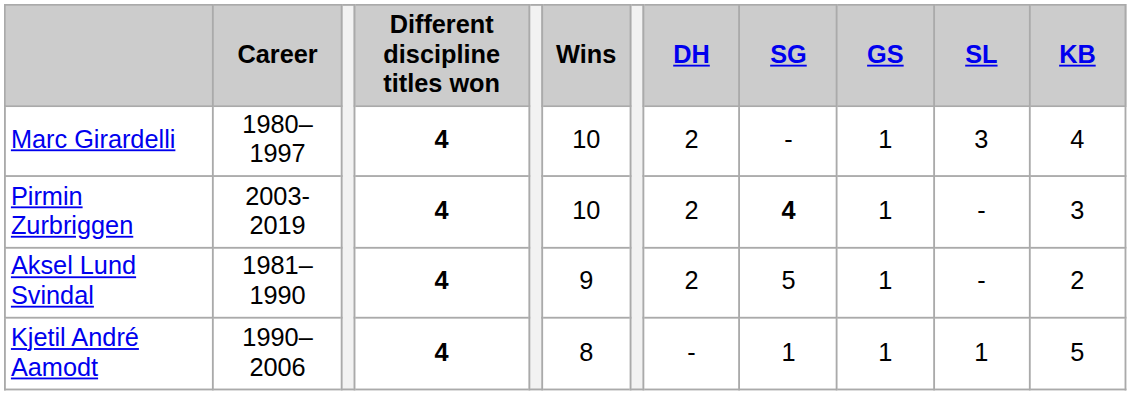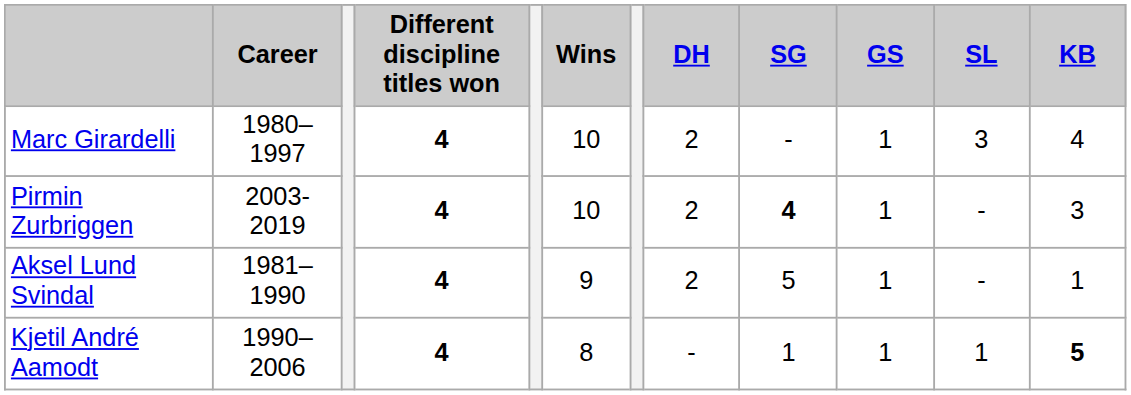(1077, 281) 2 -> (1077, 281) 1
(1077, 352) normal -> (1077, 352) bold
